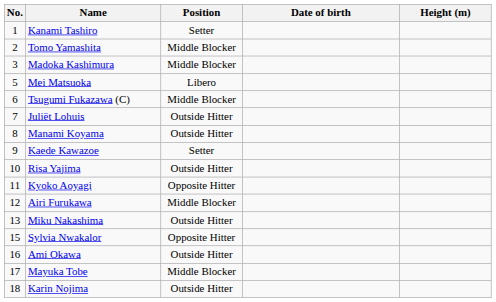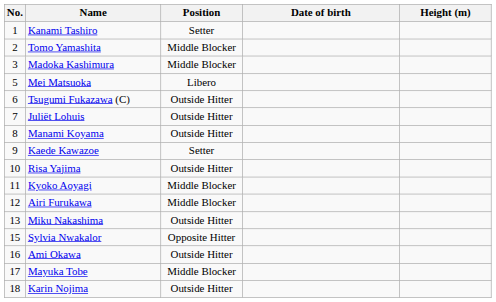(202, 99) Middle Blocker -> (202, 99) Outside Hitter
(202, 185) Opposite Hitter -> (202, 185) Middle Blocker
